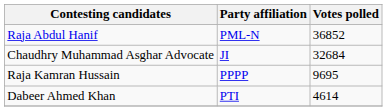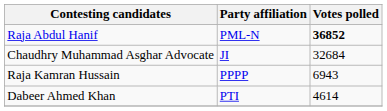(329, 34) normal -> (329, 34) bold
(326, 75) 9695 -> (326, 75) 6943
